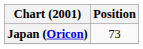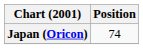(115, 33) 73 -> (115, 33) 74
